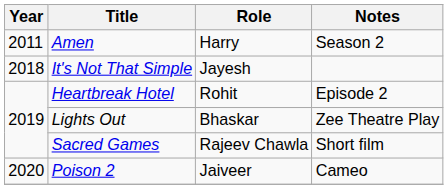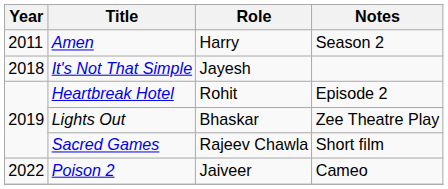(26, 171) 2020 -> (26, 171) 2022
